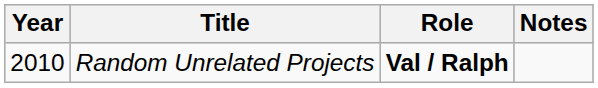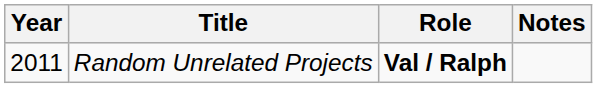(37, 62) 2010 -> (37, 62) 2011
